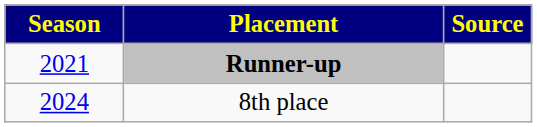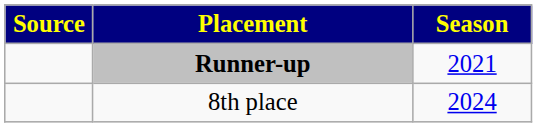columns swapped: (64, 24) <-> (487, 24)
